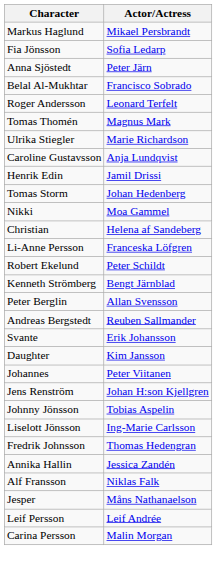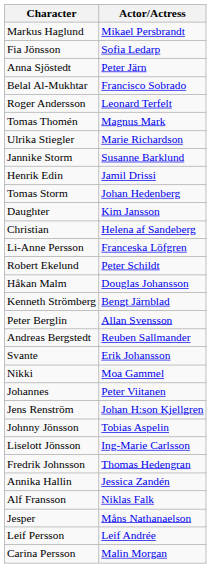- row: (54, 157)
+ row: (40, 157)
rows swapped: (28, 355) <-> (20, 211)
+ row: (37, 283)
